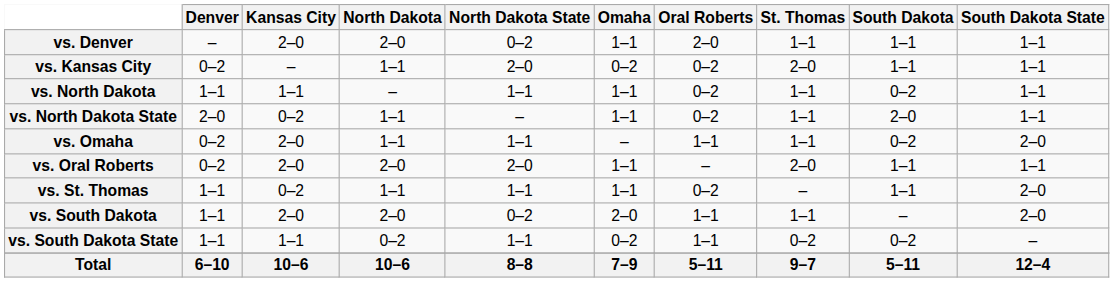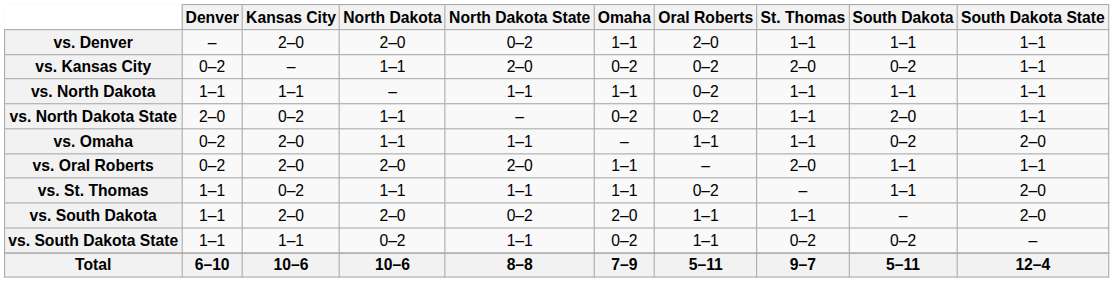(903, 67) 1–1 -> (903, 67) 0–2
(903, 92) 0–2 -> (903, 92) 1–1
(624, 117) 1–1 -> (624, 117) 0–2
